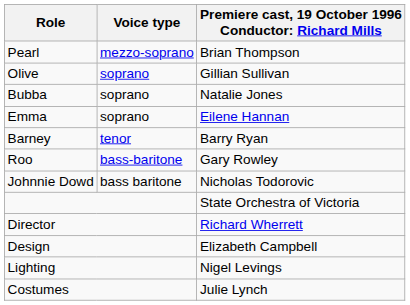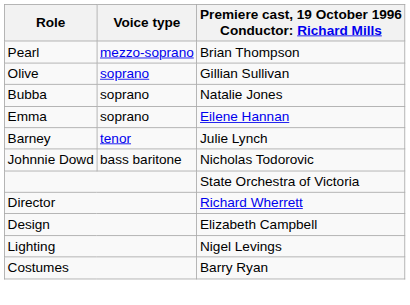(234, 138) Barry Ryan -> (234, 138) Julie Lynch
- row: (20, 159)
(234, 289) Julie Lynch -> (234, 267) Barry Ryan
